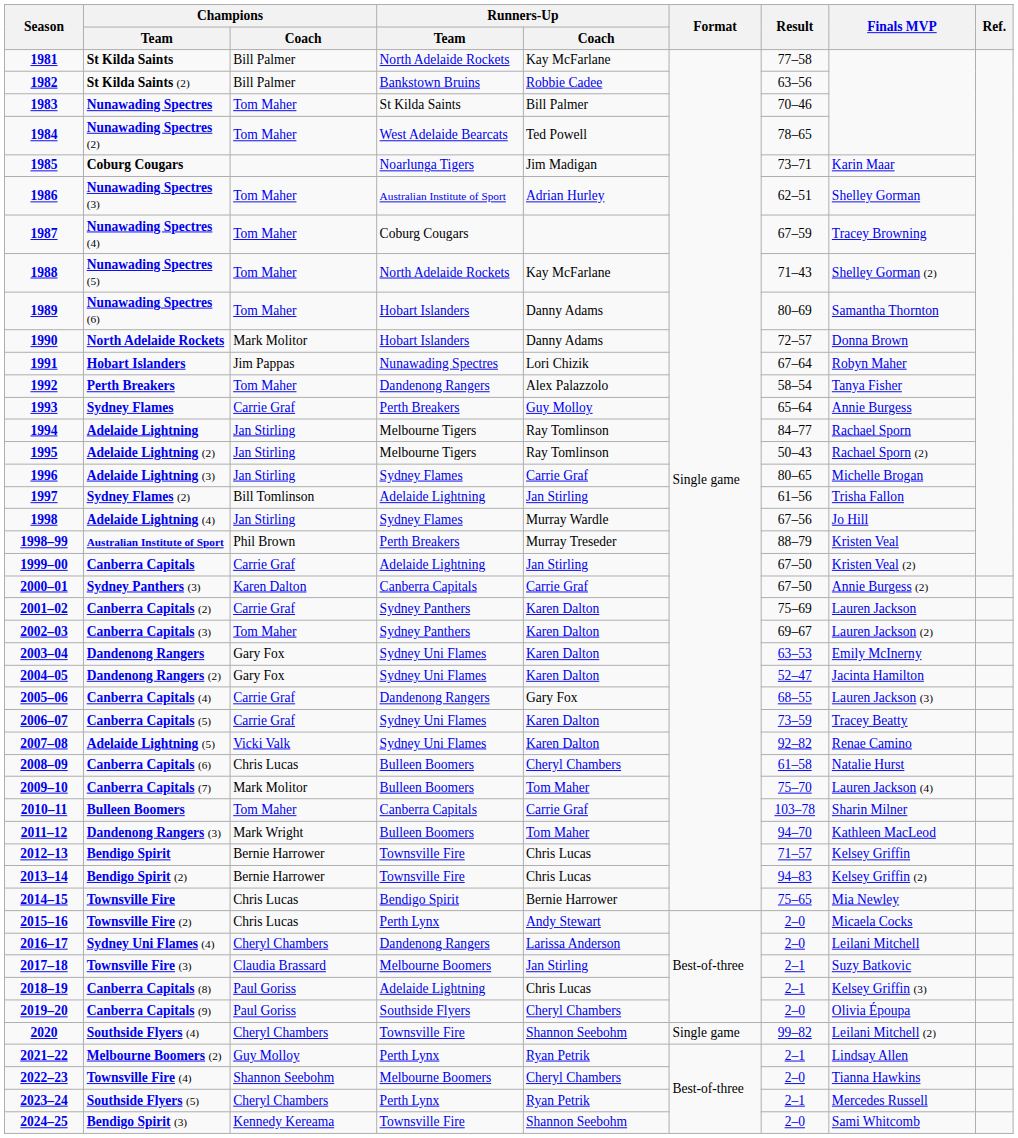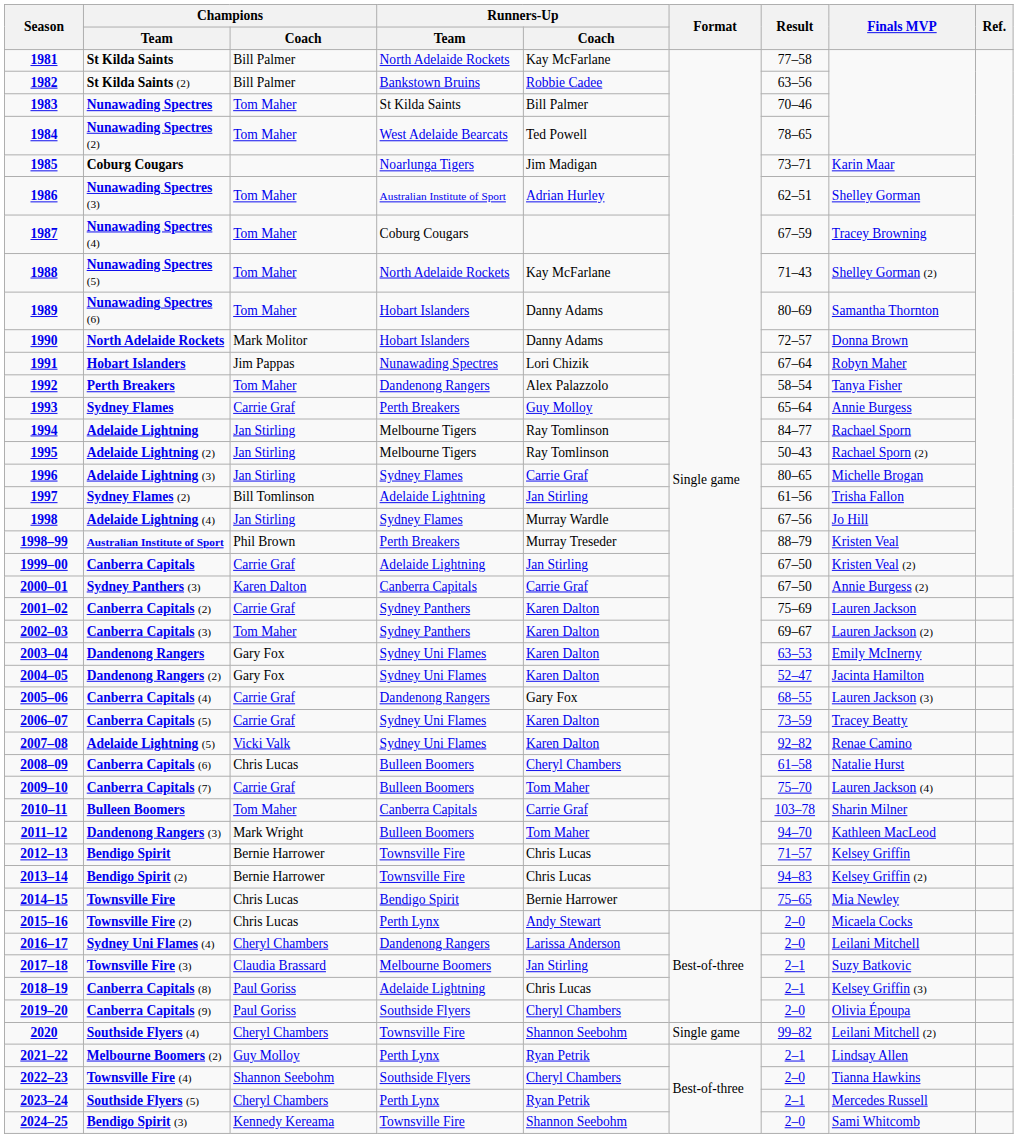(270, 788) Mark Molitor -> (264, 788) Carrie Graf
(435, 1078) Melbourne Boomers -> (425, 1078) Southside Flyers
